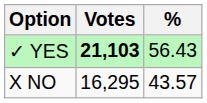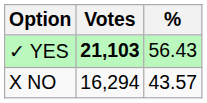(110, 82) 16,295 -> (110, 82) 16,294
